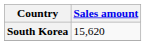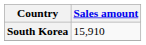(89, 31) 15,620 -> (89, 31) 15,910
